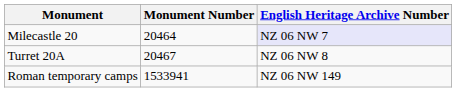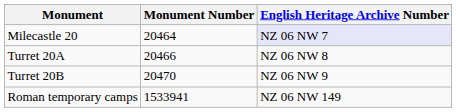(160, 55) 20467 -> (160, 55) 20466
+ row: (36, 76)
